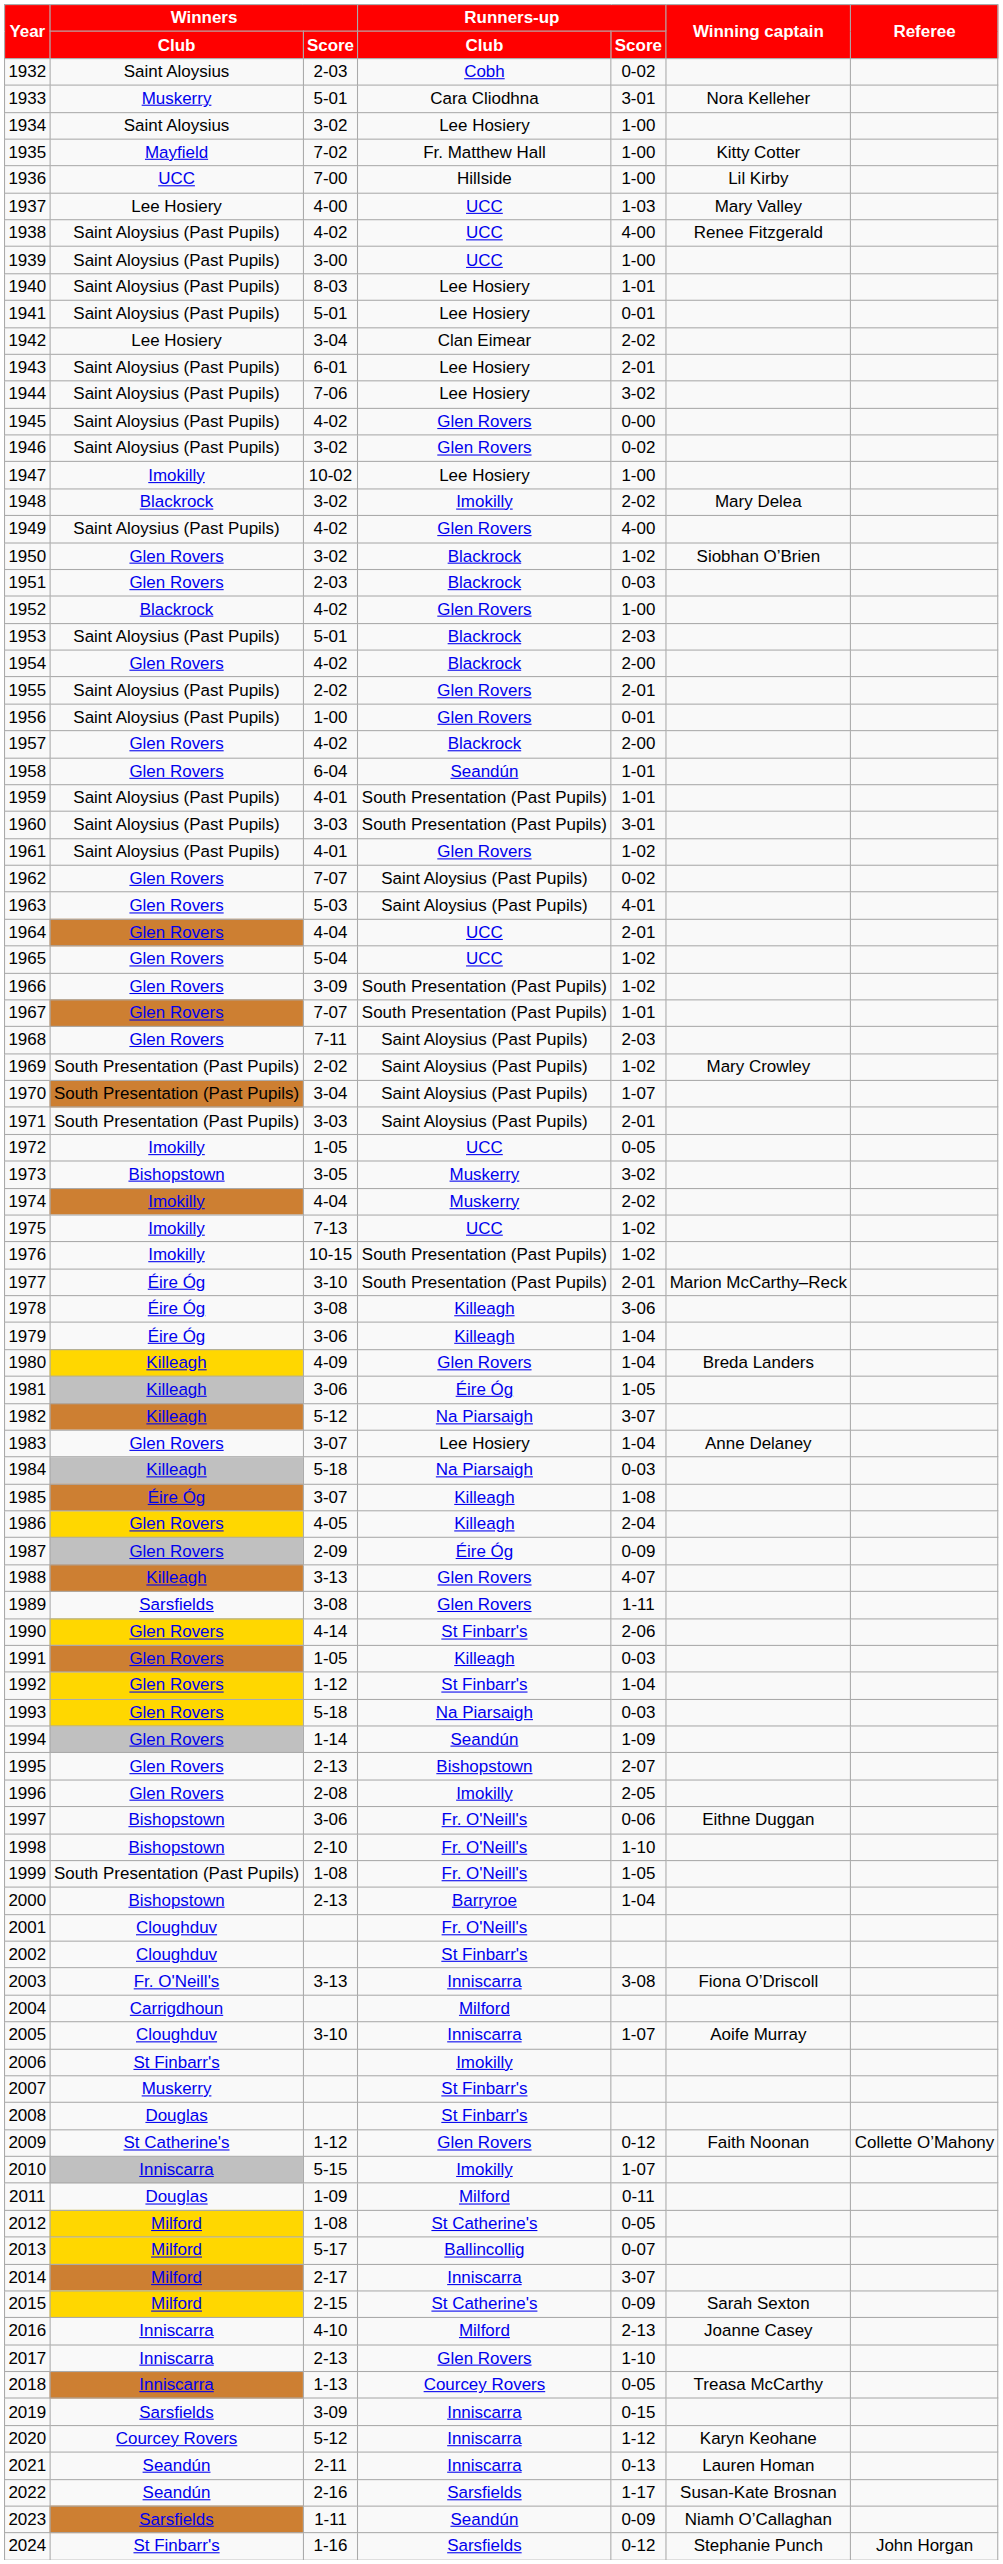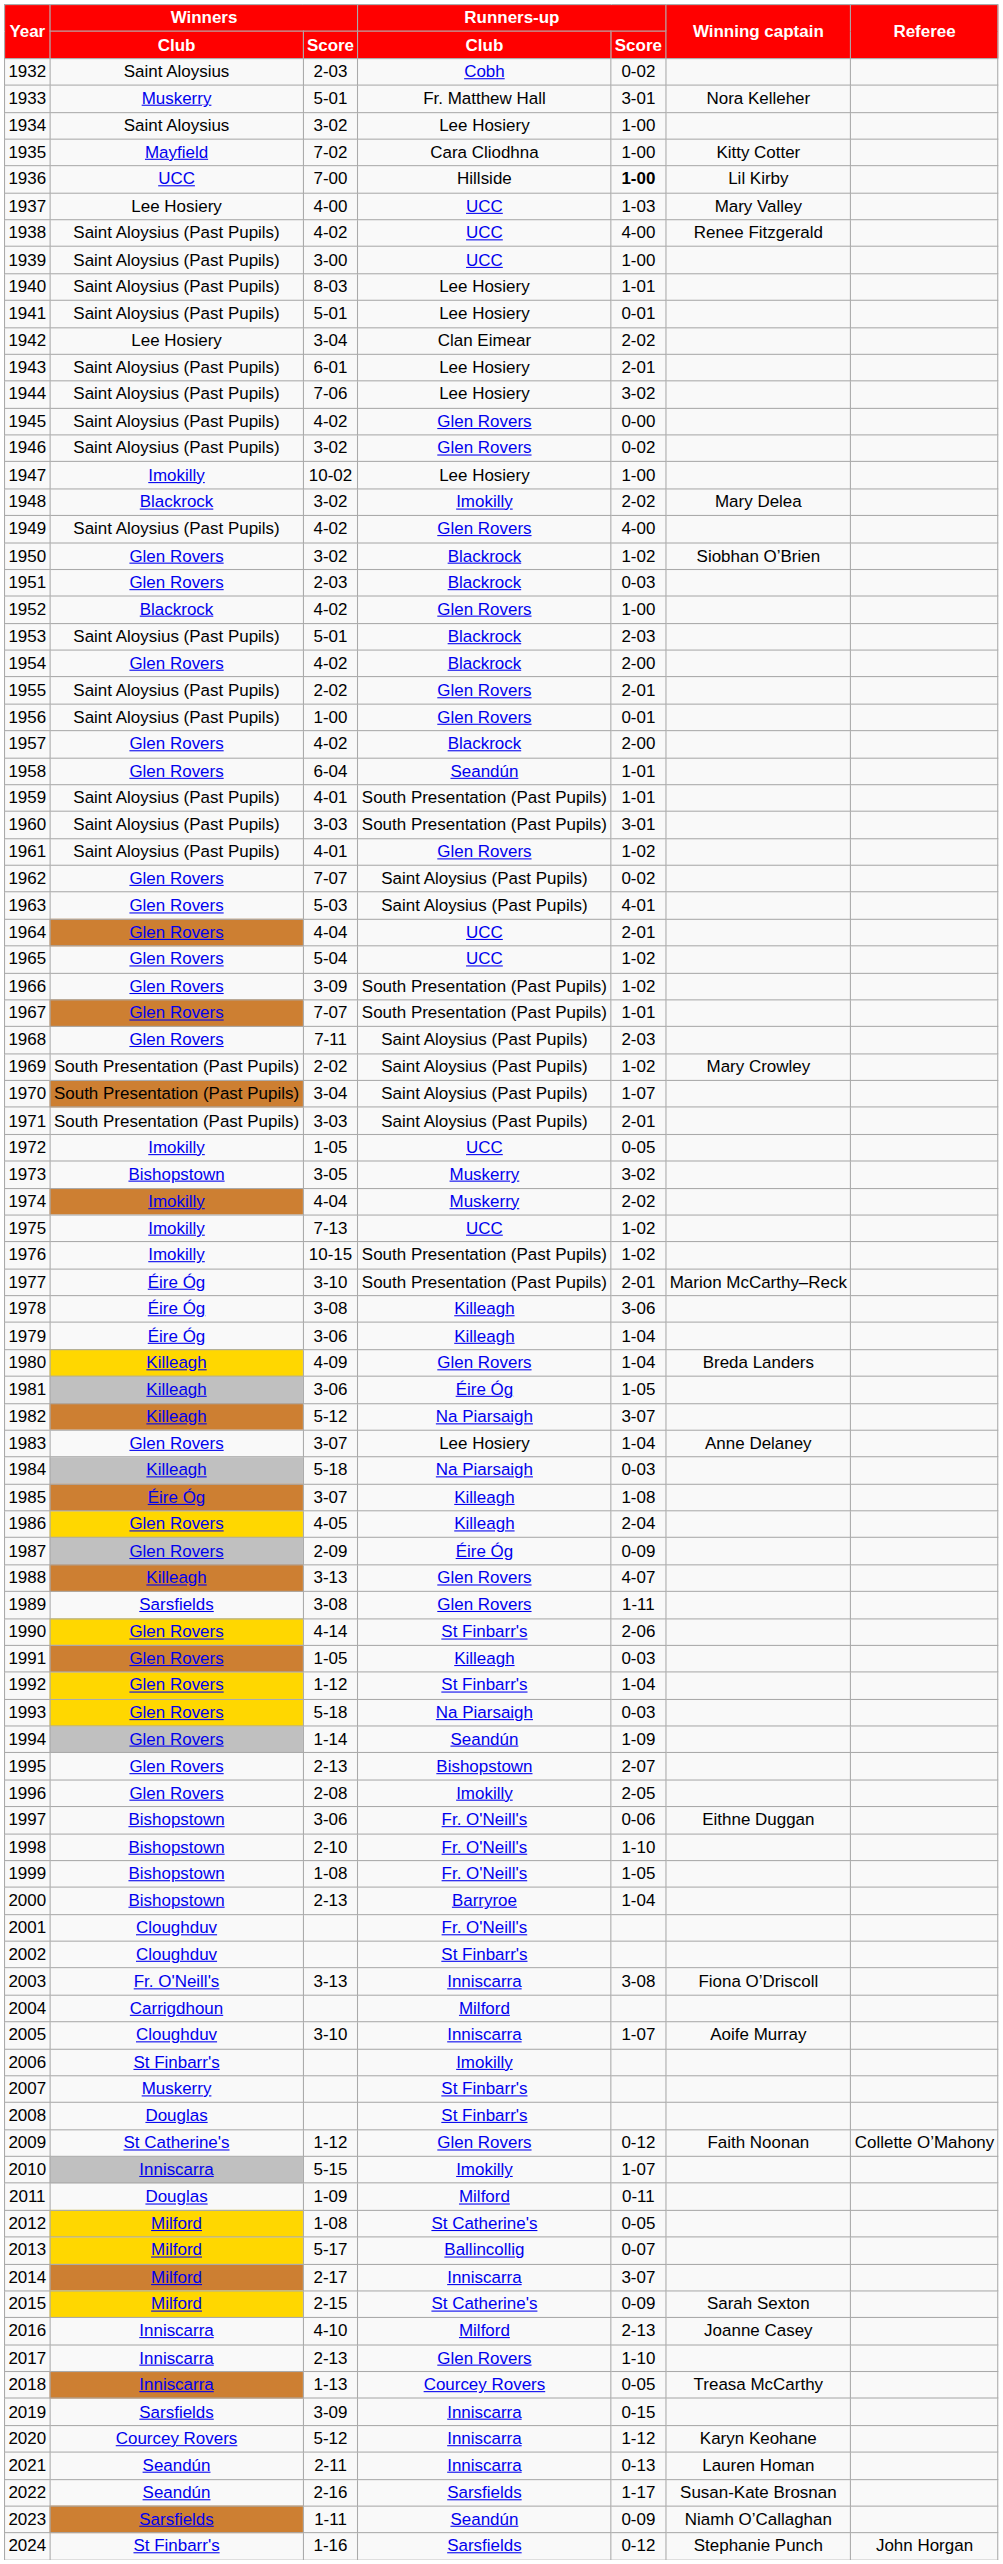(484, 98) Cara Cliodhna -> (484, 98) Fr. Matthew Hall
(484, 152) Fr. Matthew Hall -> (484, 152) Cara Cliodhna
(638, 179) normal -> (638, 179) bold
(177, 1873) South Presentation (Past Pupils) -> (177, 1873) Bishopstown
